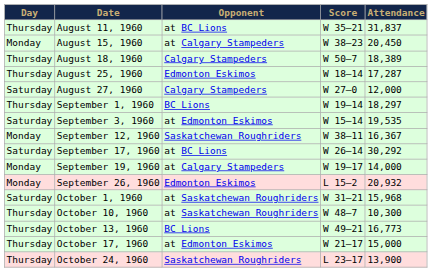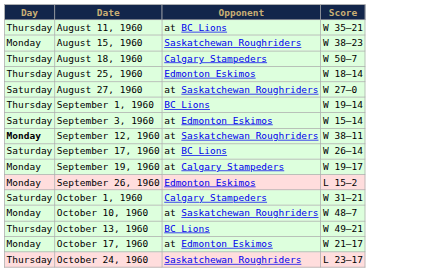- column: (396, 12)
(224, 43) at Calgary Stampeders -> (233, 43) Saskatchewan Roughriders
(216, 89) Calgary Stampeders -> (241, 89) at Saskatchewan Roughriders
(24, 136) normal -> (24, 136) bold
(233, 136) Saskatchewan Roughriders -> (241, 136) at Saskatchewan Roughriders
(241, 198) at Saskatchewan Roughriders -> (216, 198) Calgary Stampeders
(29, 213) Thursday -> (24, 213) Monday
(29, 244) Thursday -> (24, 244) Monday
